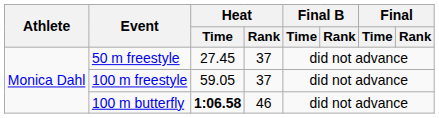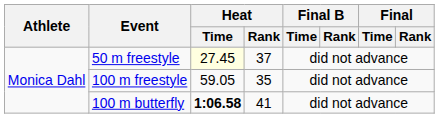(218, 59) no background -> (218, 59) lightyellow background
(264, 81) 37 -> (264, 81) 35
(264, 103) 46 -> (264, 103) 41
